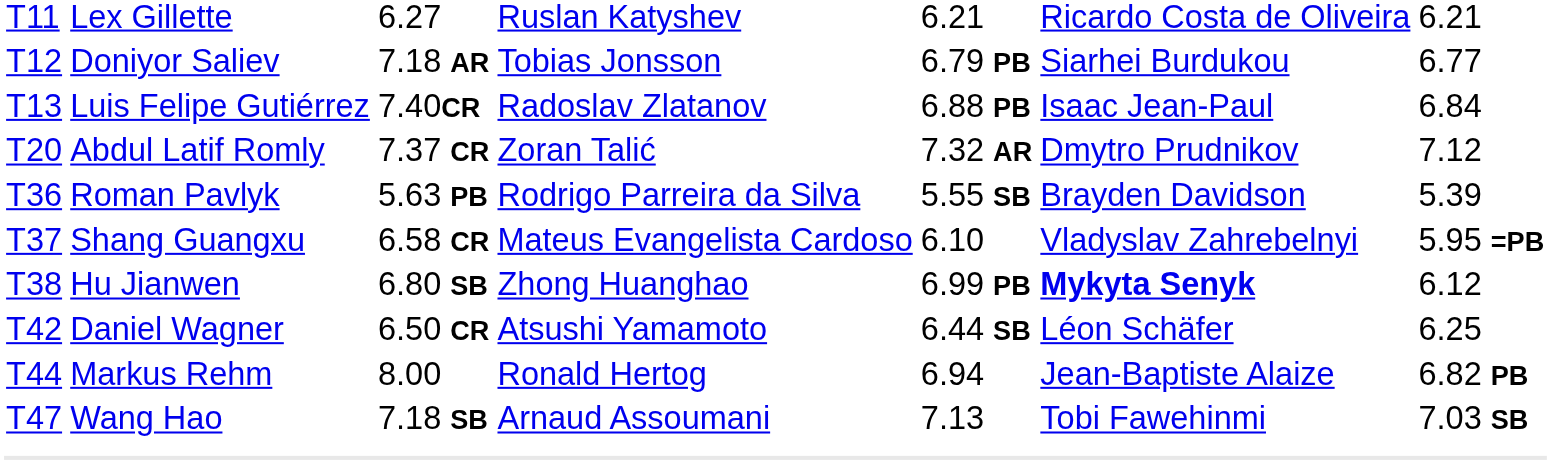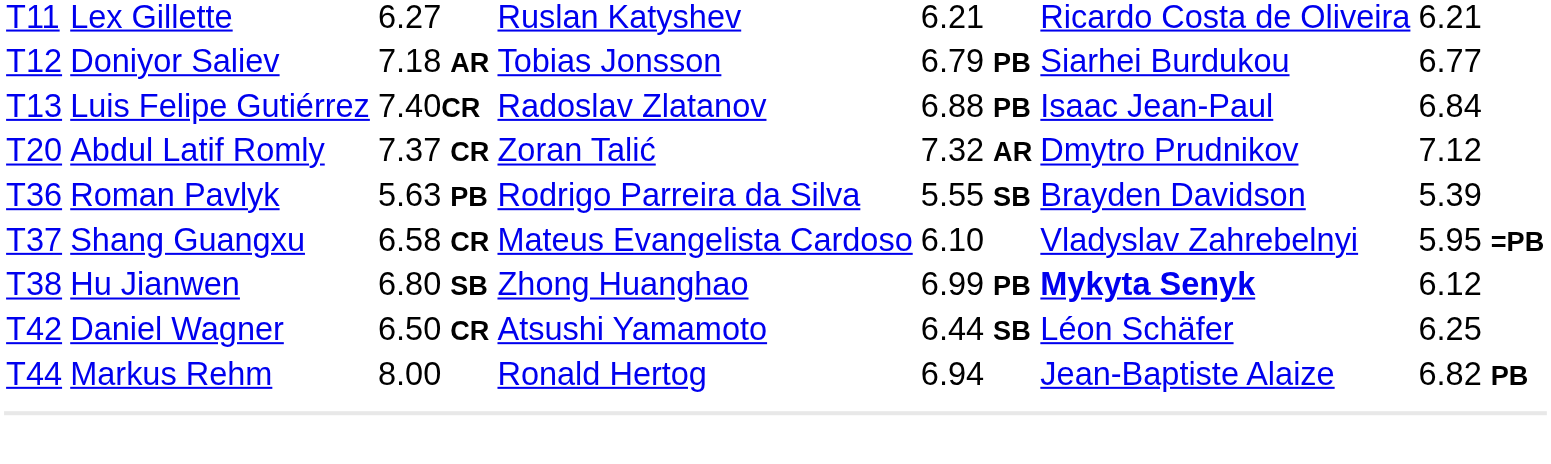- row: (146, 418)
